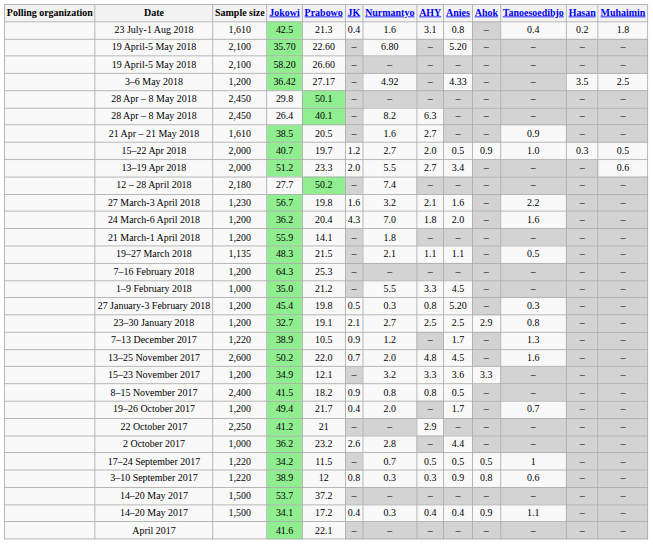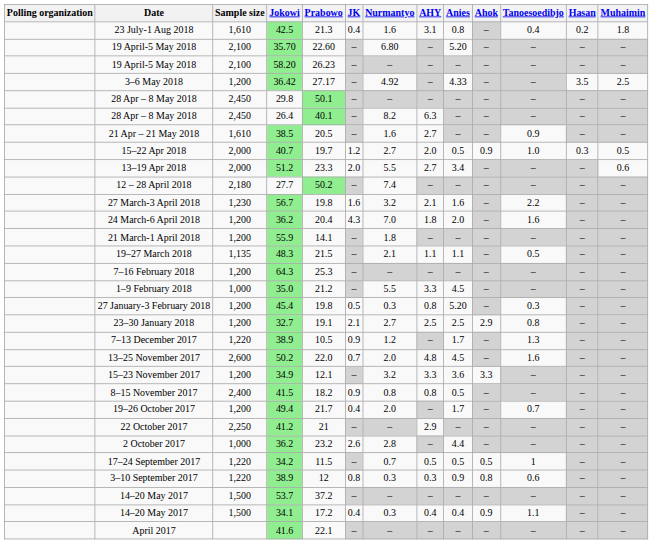(324, 64) 26.60 -> (324, 64) 26.23
